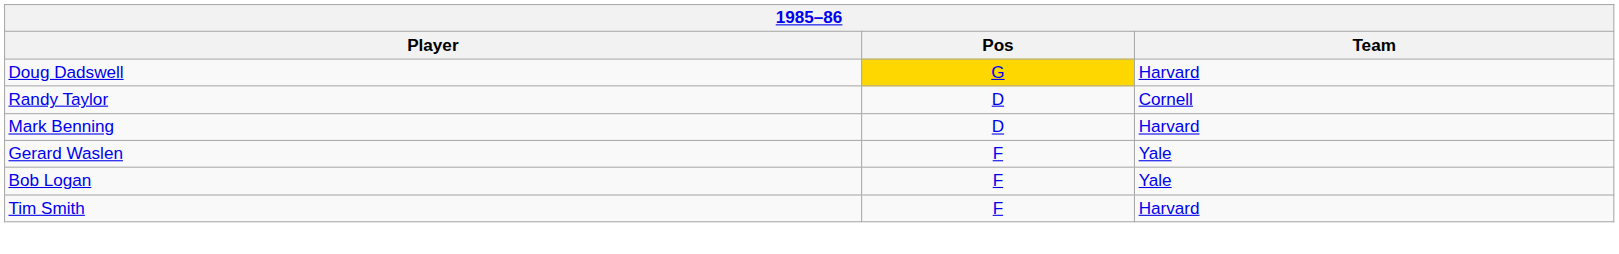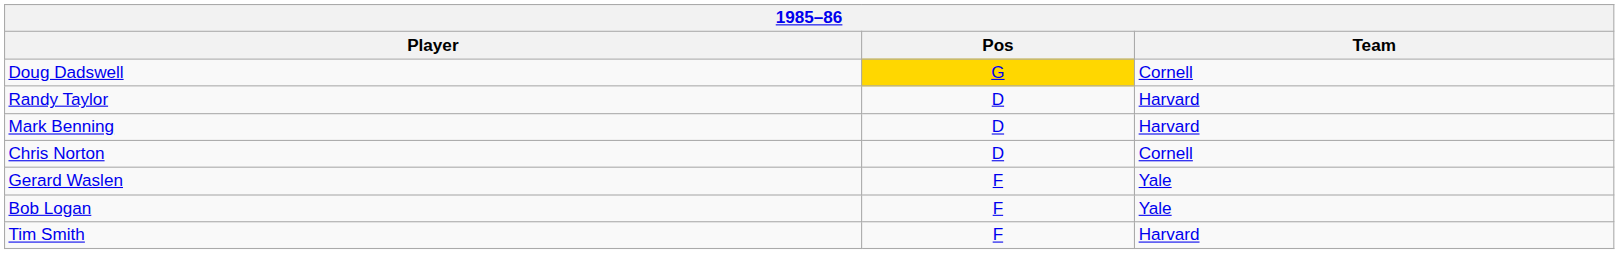(1169, 72) Harvard -> (1166, 72) Cornell
(1166, 99) Cornell -> (1169, 99) Harvard
+ row: (57, 153)
